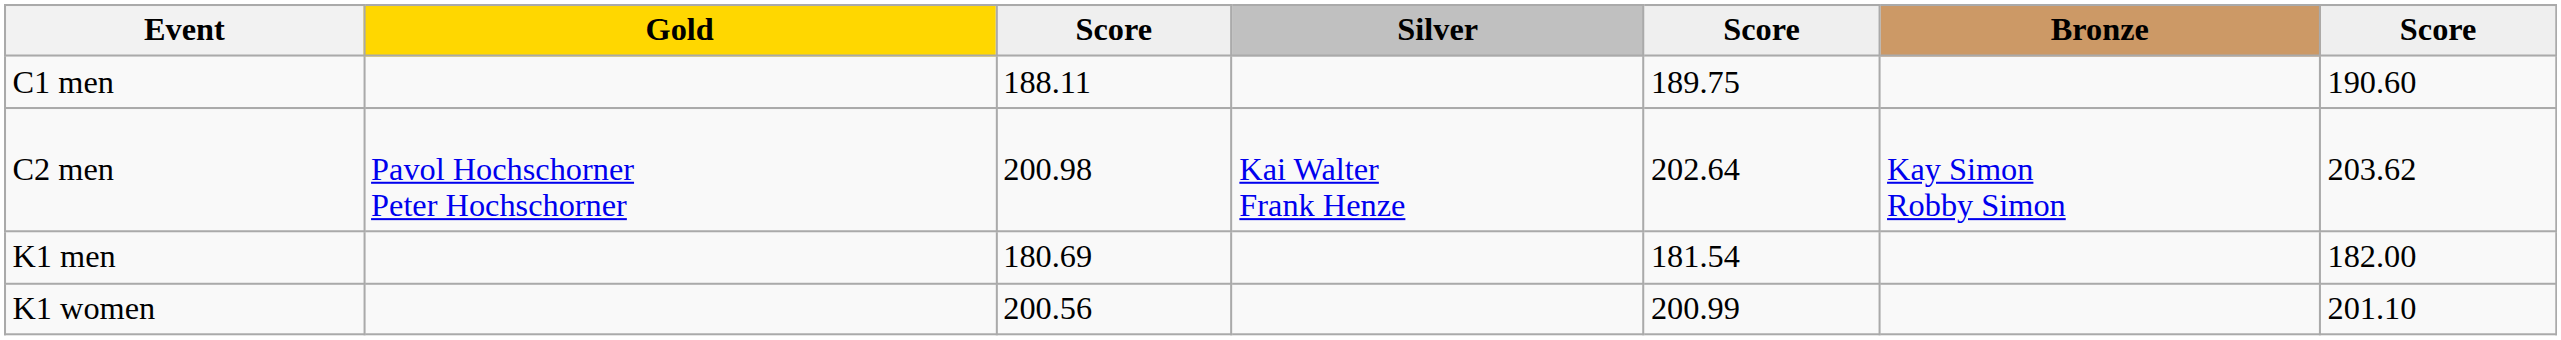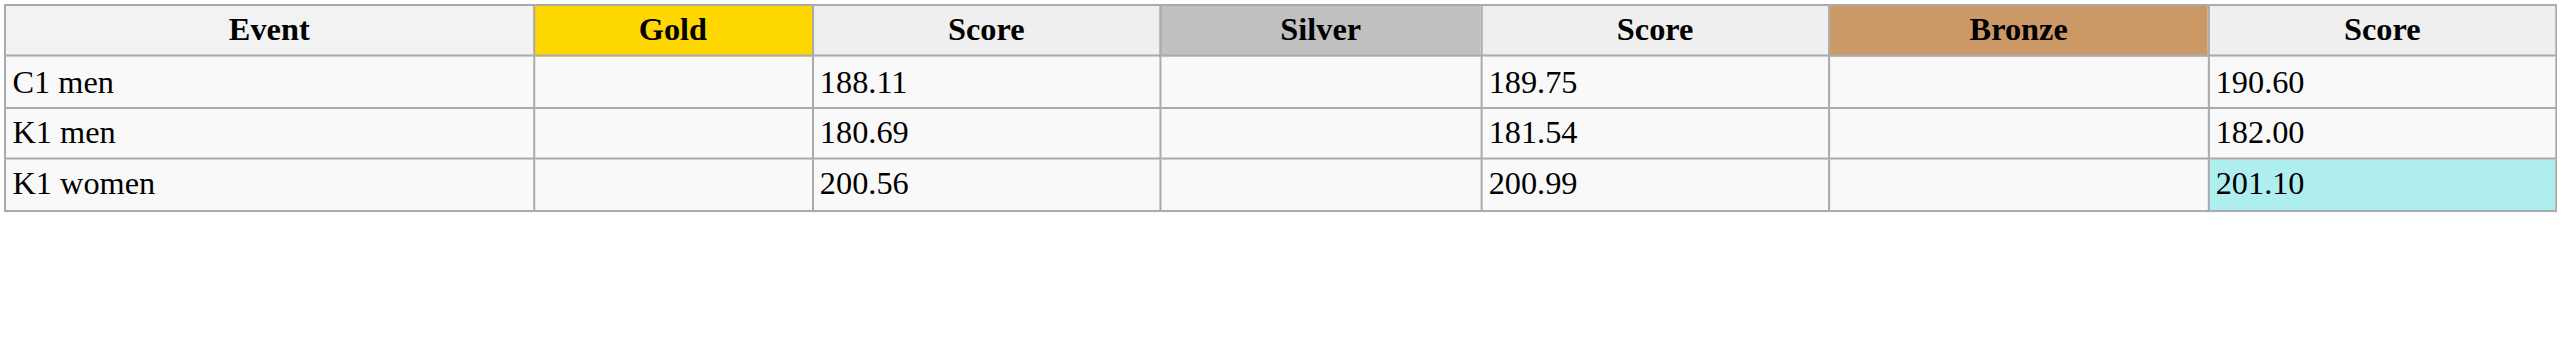- row: (63, 169)
(2372, 307) no background -> (2260, 183) paleturquoise background
